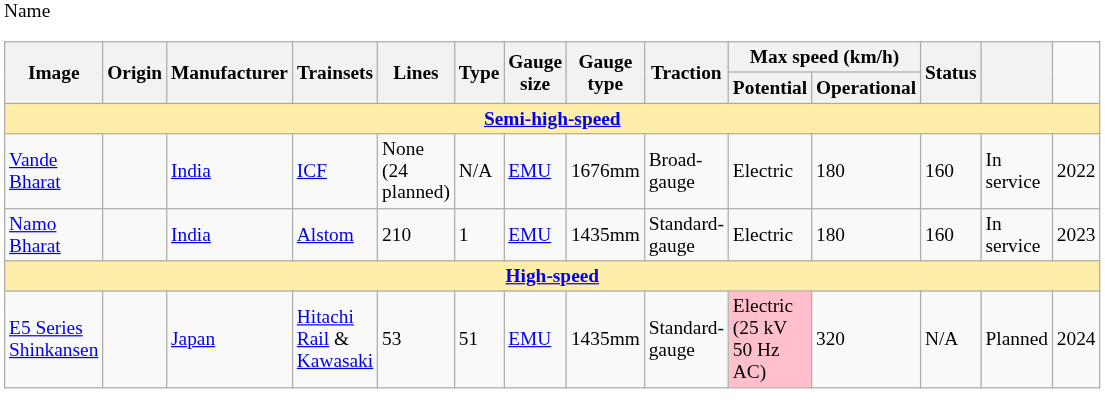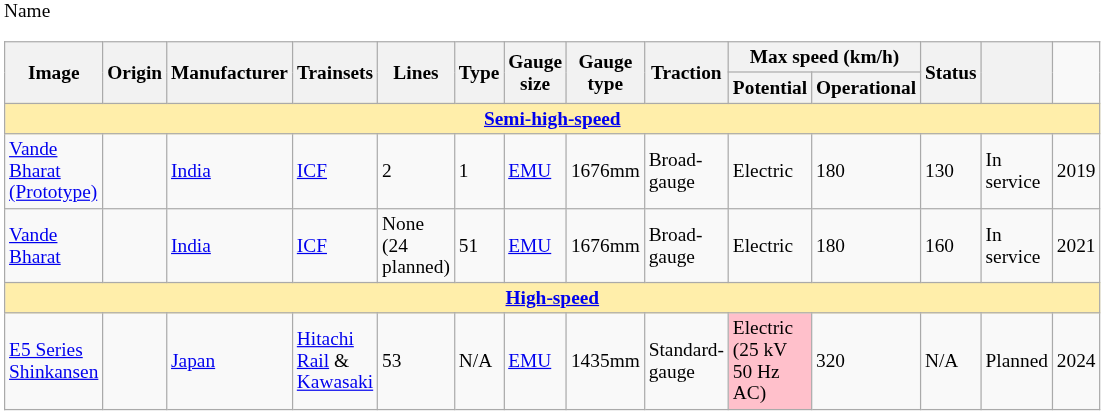+ row: (53, 170)
(475, 170) N/A -> (468, 245) 51
(1076, 170) 2022 -> (1076, 245) 2021
- row: (35, 234)
(468, 339) 51 -> (475, 361) N/A
